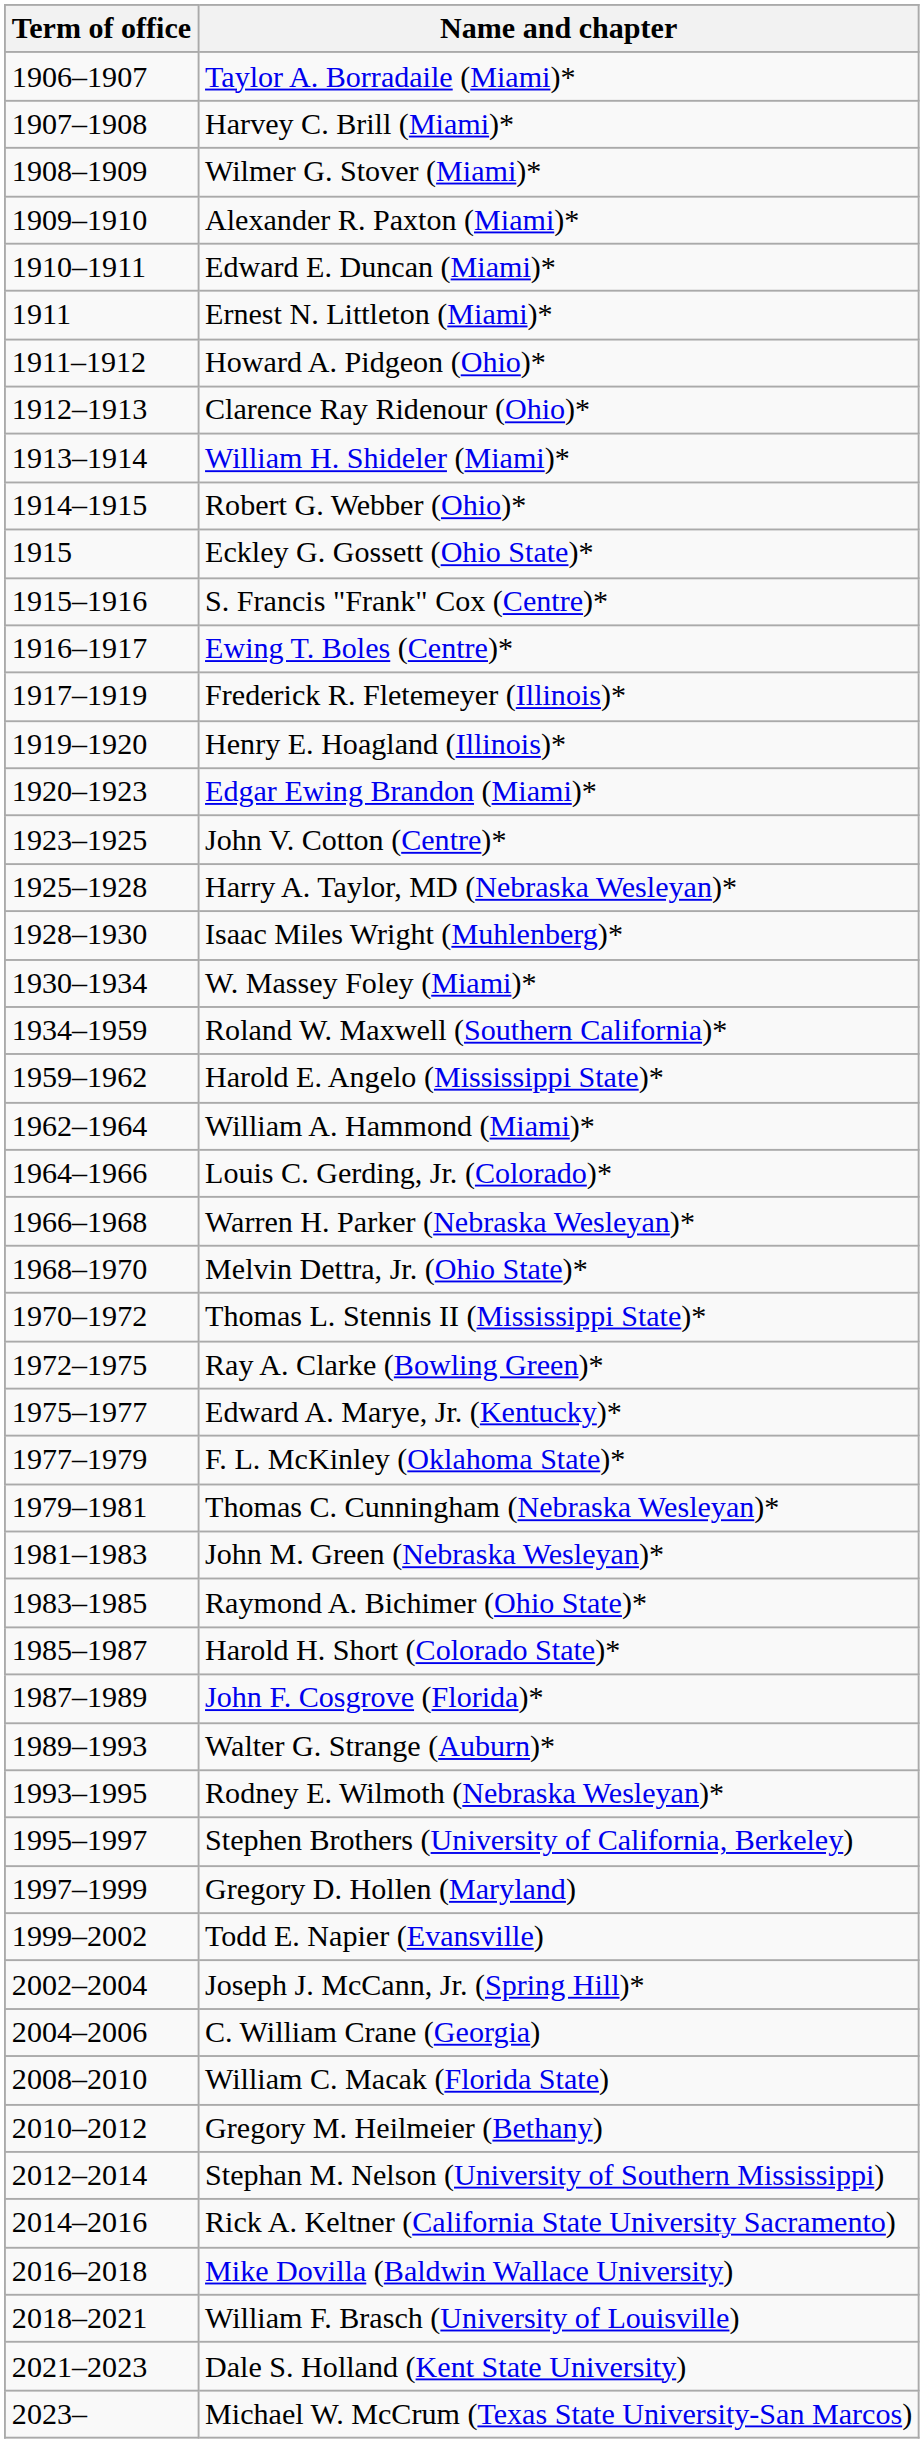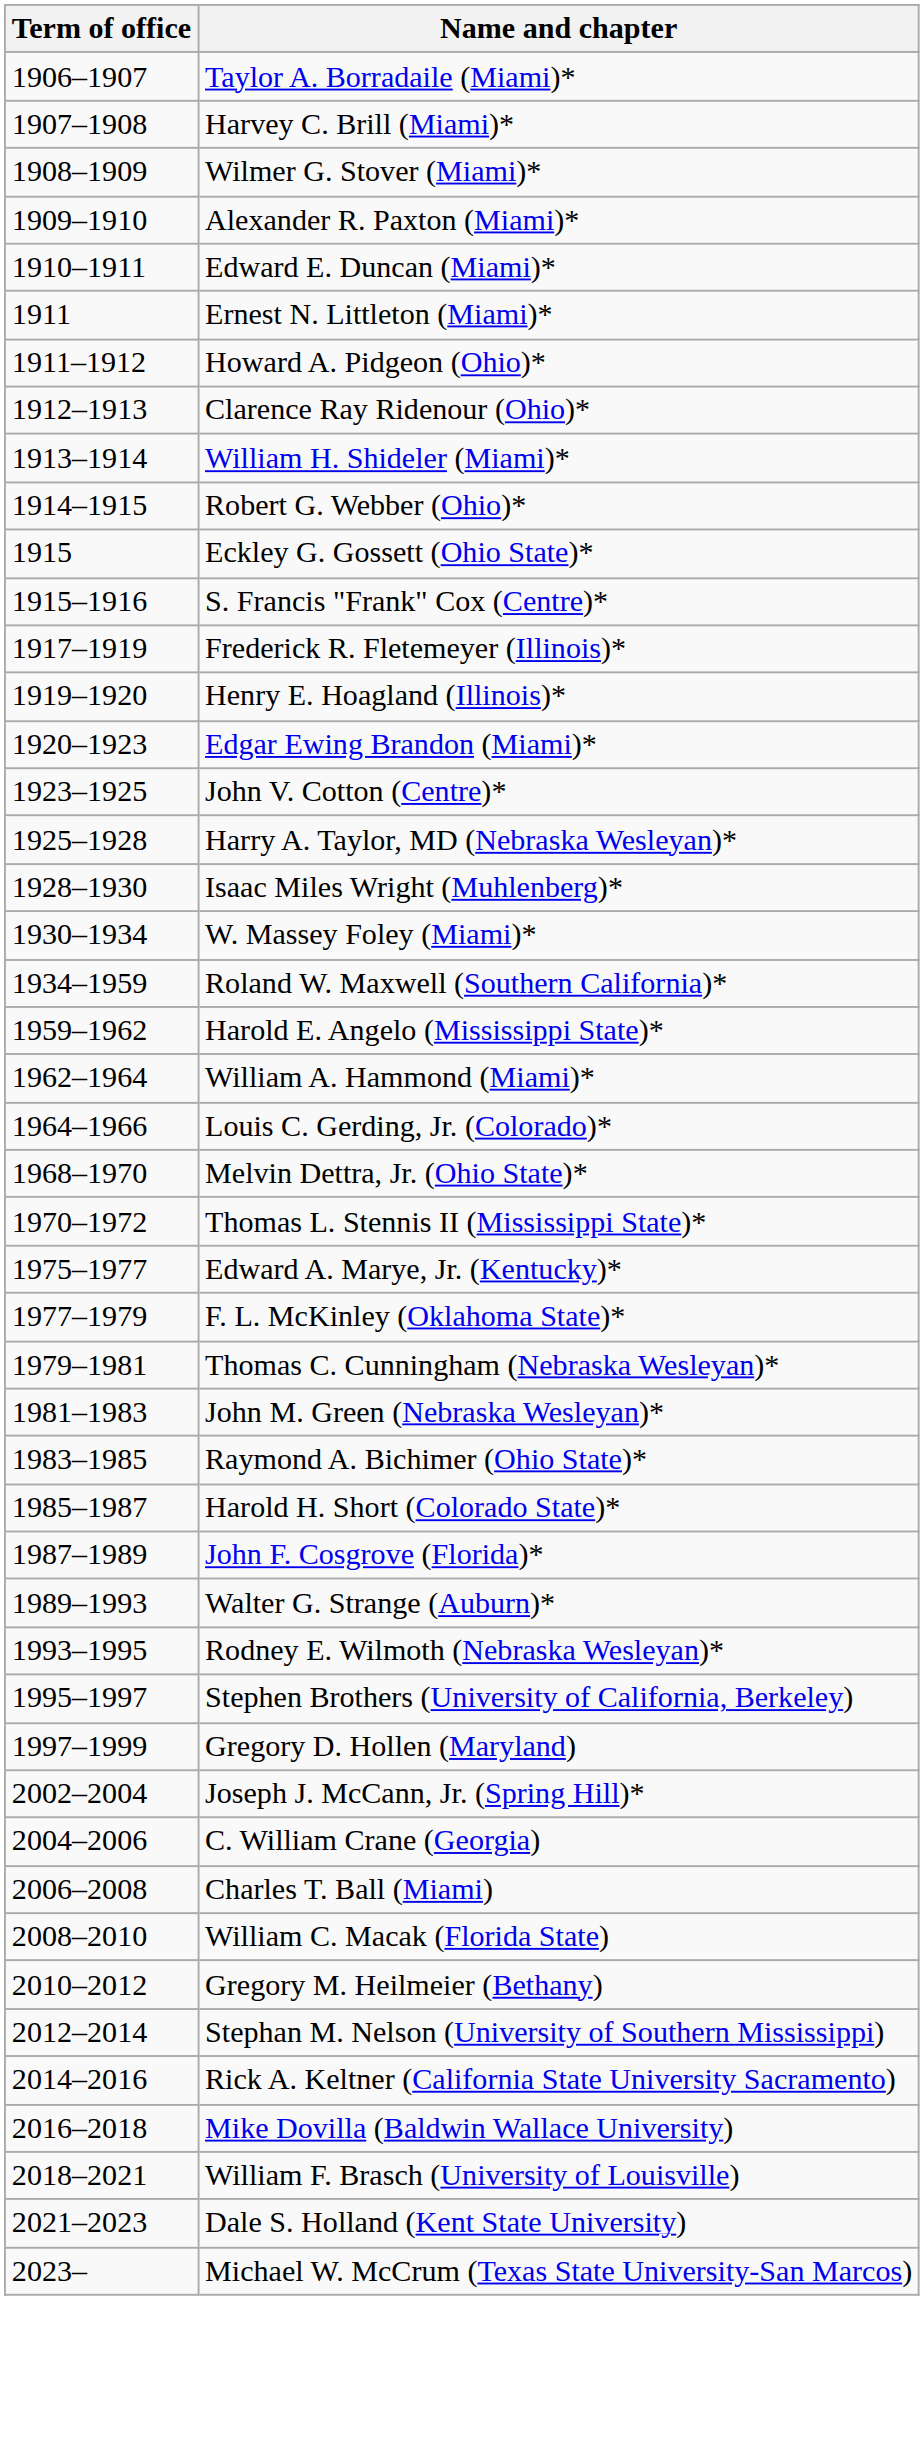- row: (359, 648)
- row: (450, 1220)
- row: (404, 1364)
- row: (374, 1936)
+ row: (349, 1888)
